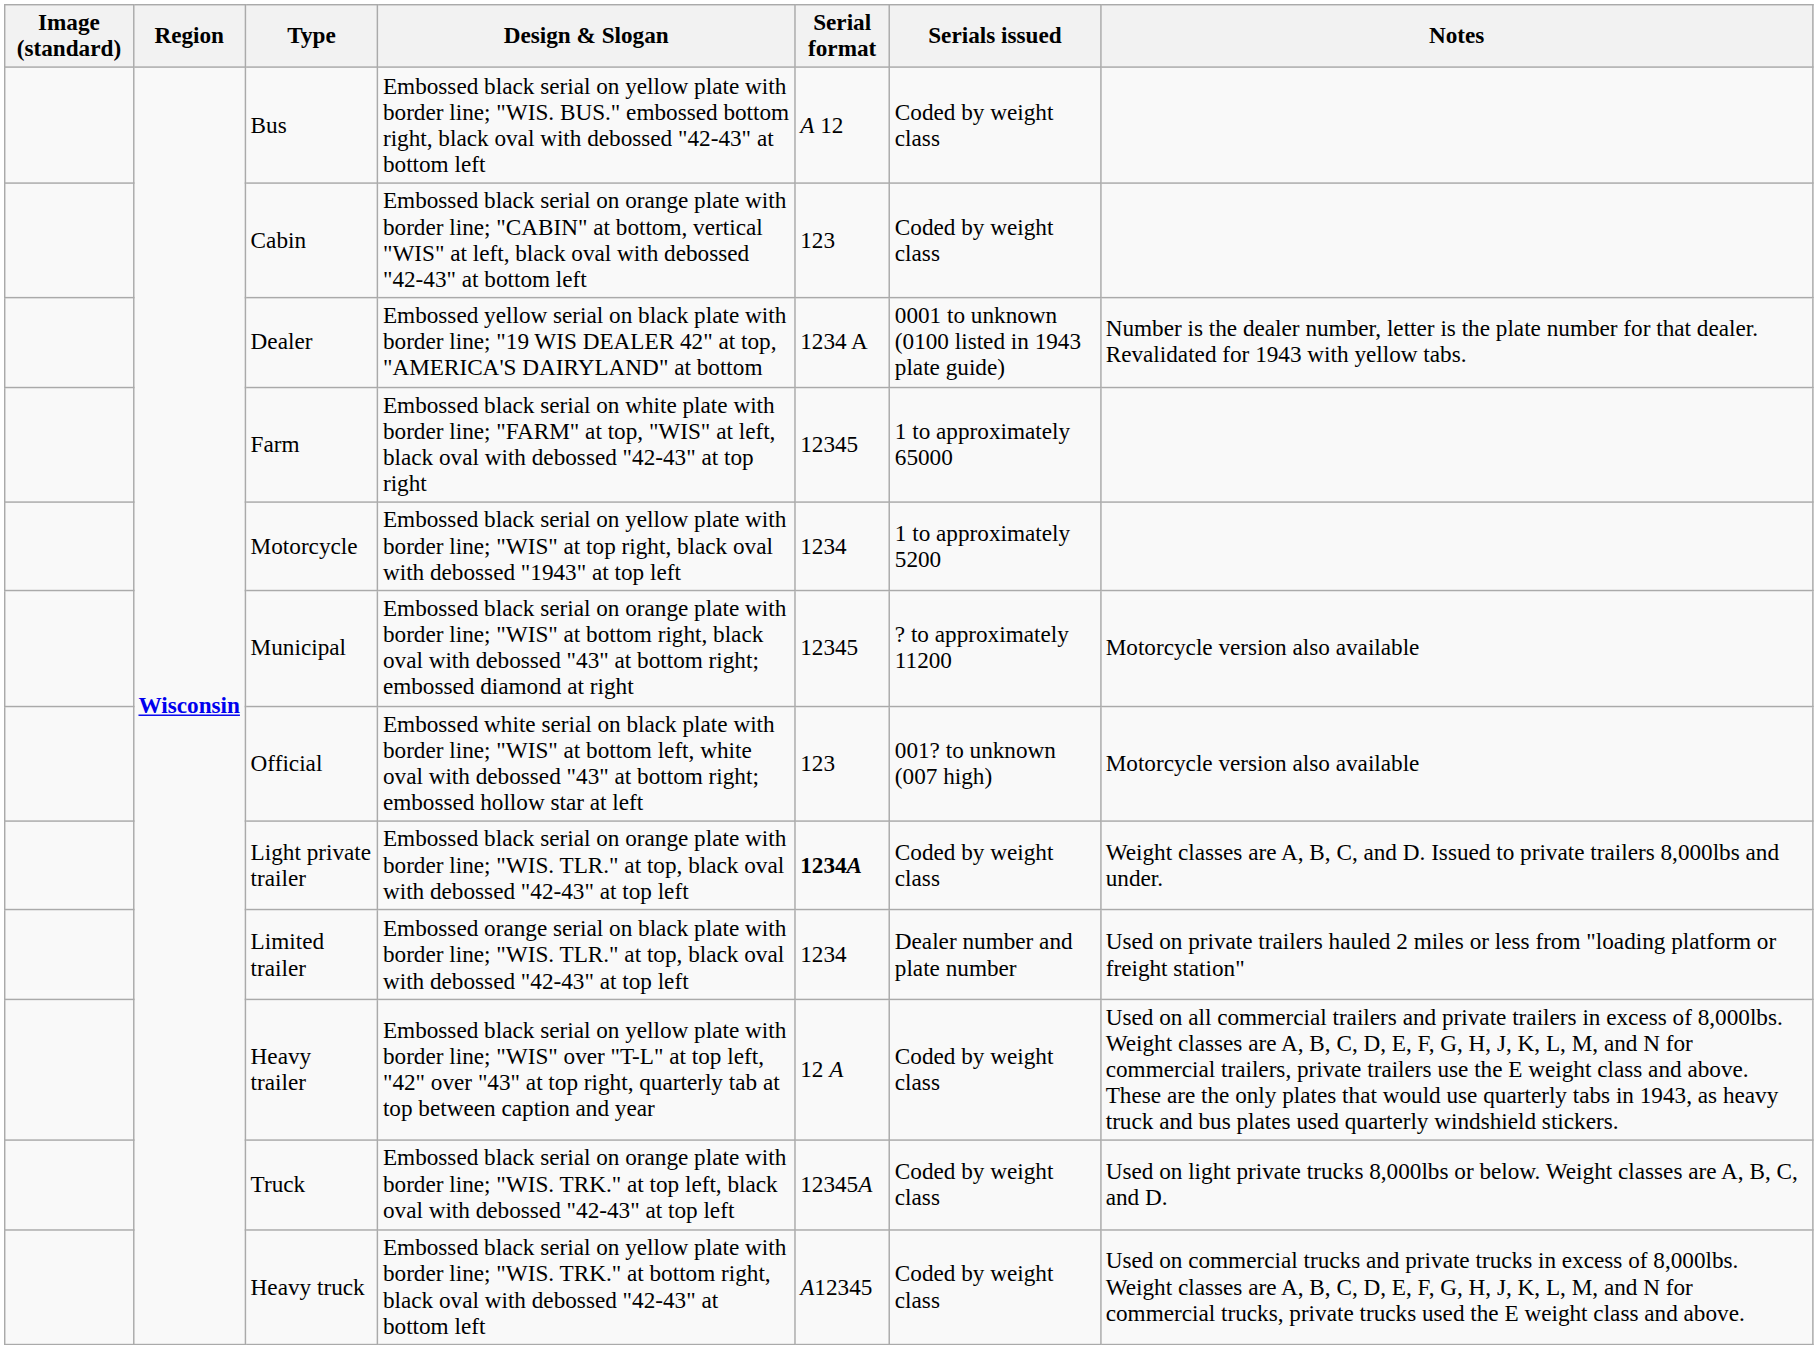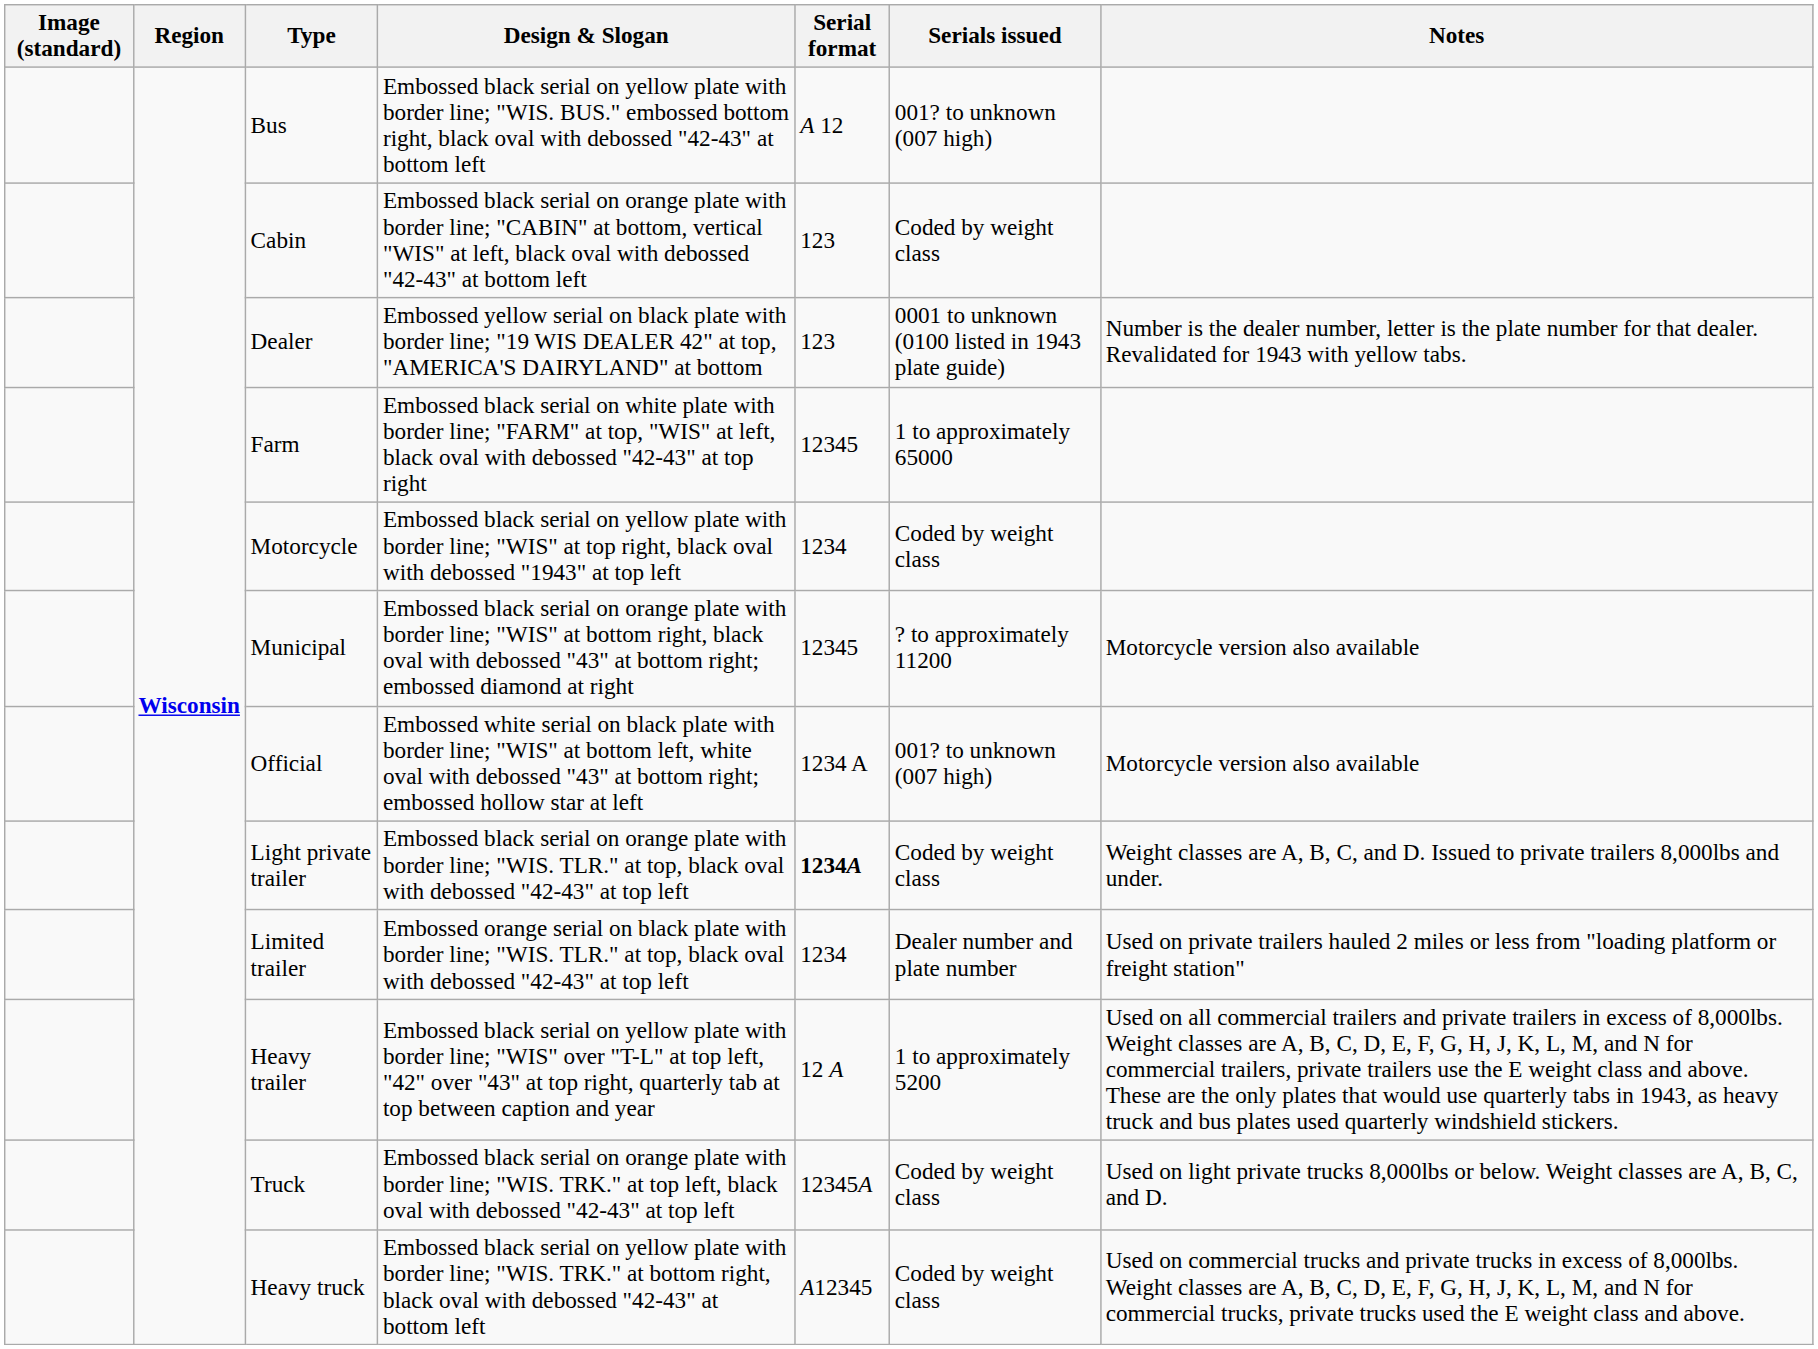(974, 124) Coded by weight class -> (975, 124) 001? to unknown (007 high)
(834, 342) 1234 A -> (818, 342) 123
(982, 546) 1 to approximately 5200 -> (974, 546) Coded by weight class
(818, 763) 123 -> (834, 763) 1234 A
(974, 1069) Coded by weight class -> (982, 1069) 1 to approximately 5200
